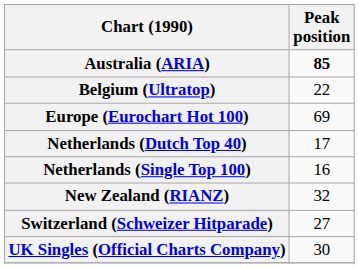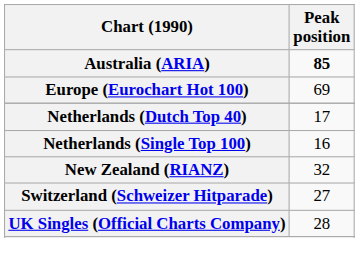- row: (147, 90)
(322, 249) 30 -> (322, 223) 28
